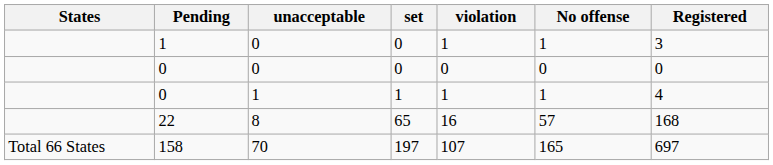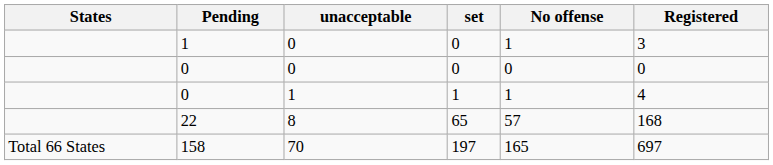- column: (486, 17)
